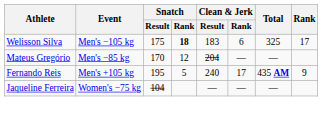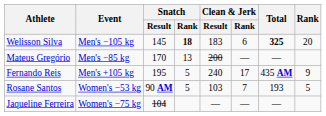(157, 42) 175 -> (159, 42) 145
(273, 42) normal -> (276, 42) bold
(304, 42) 17 -> (308, 42) 20
(184, 58) 12 -> (187, 58) 13
(212, 58) 204 -> (215, 58) 200
+ row: (34, 88)
